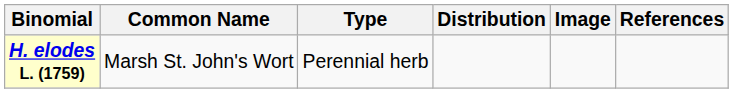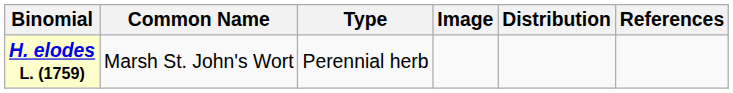columns swapped: (492, 19) <-> (583, 19)
